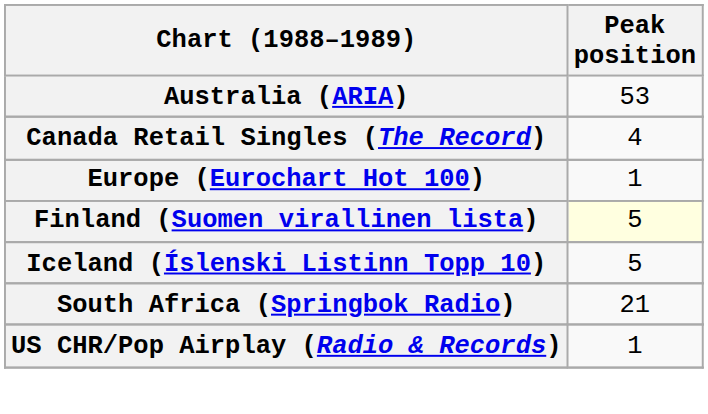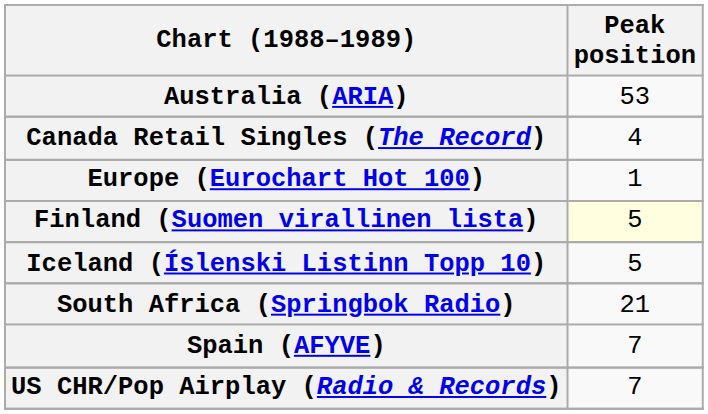+ row: (286, 346)
(635, 346) 1 -> (635, 387) 7
